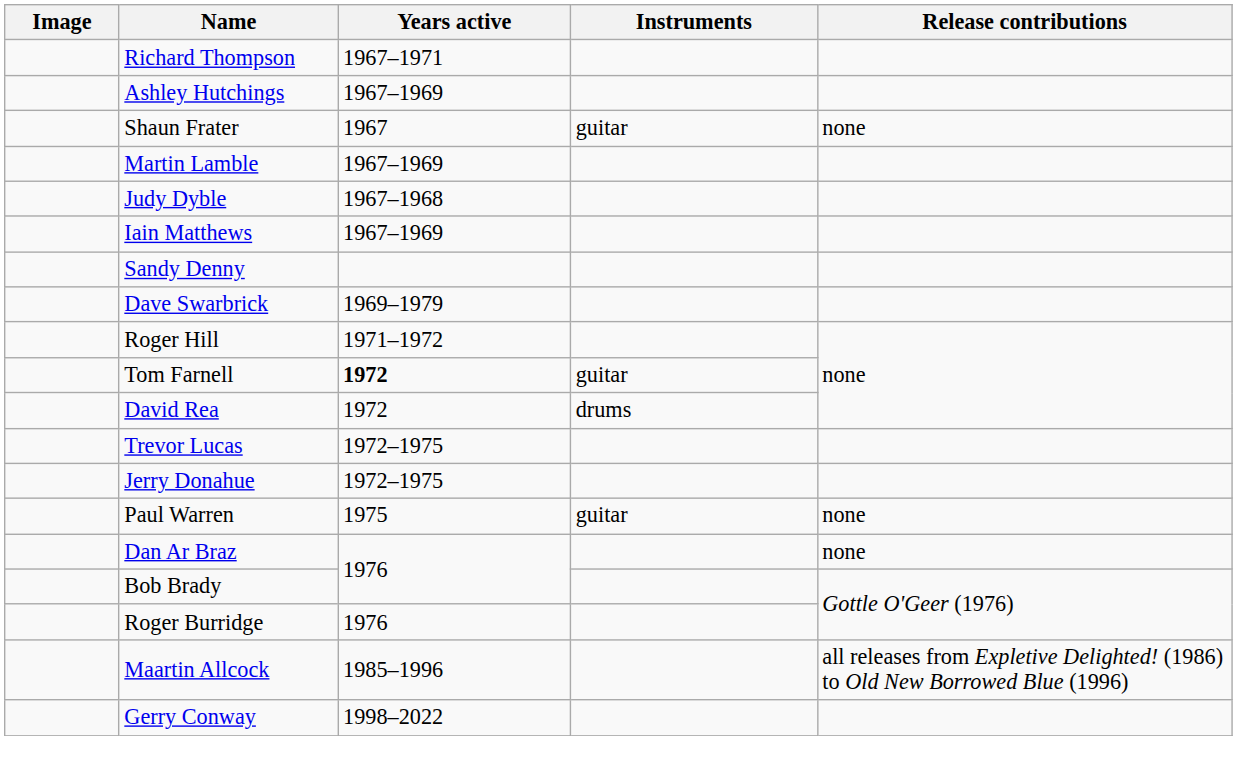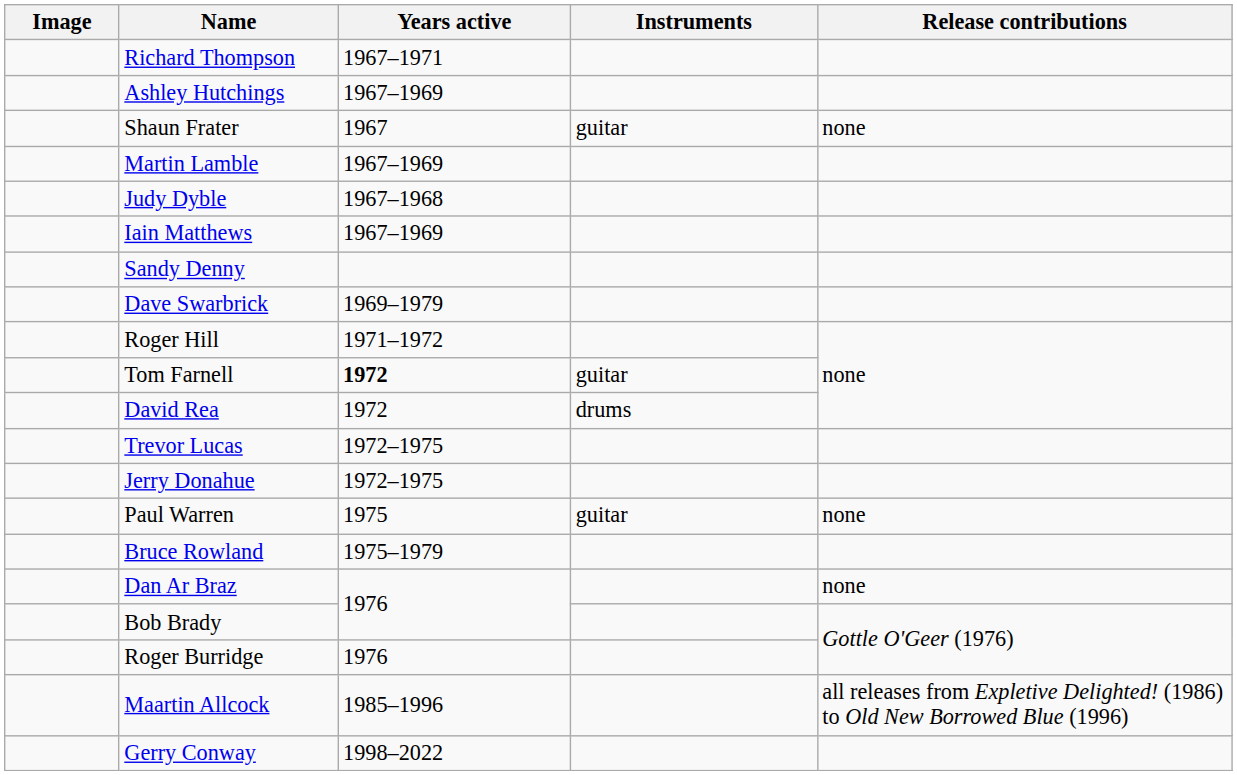+ row: (194, 551)
